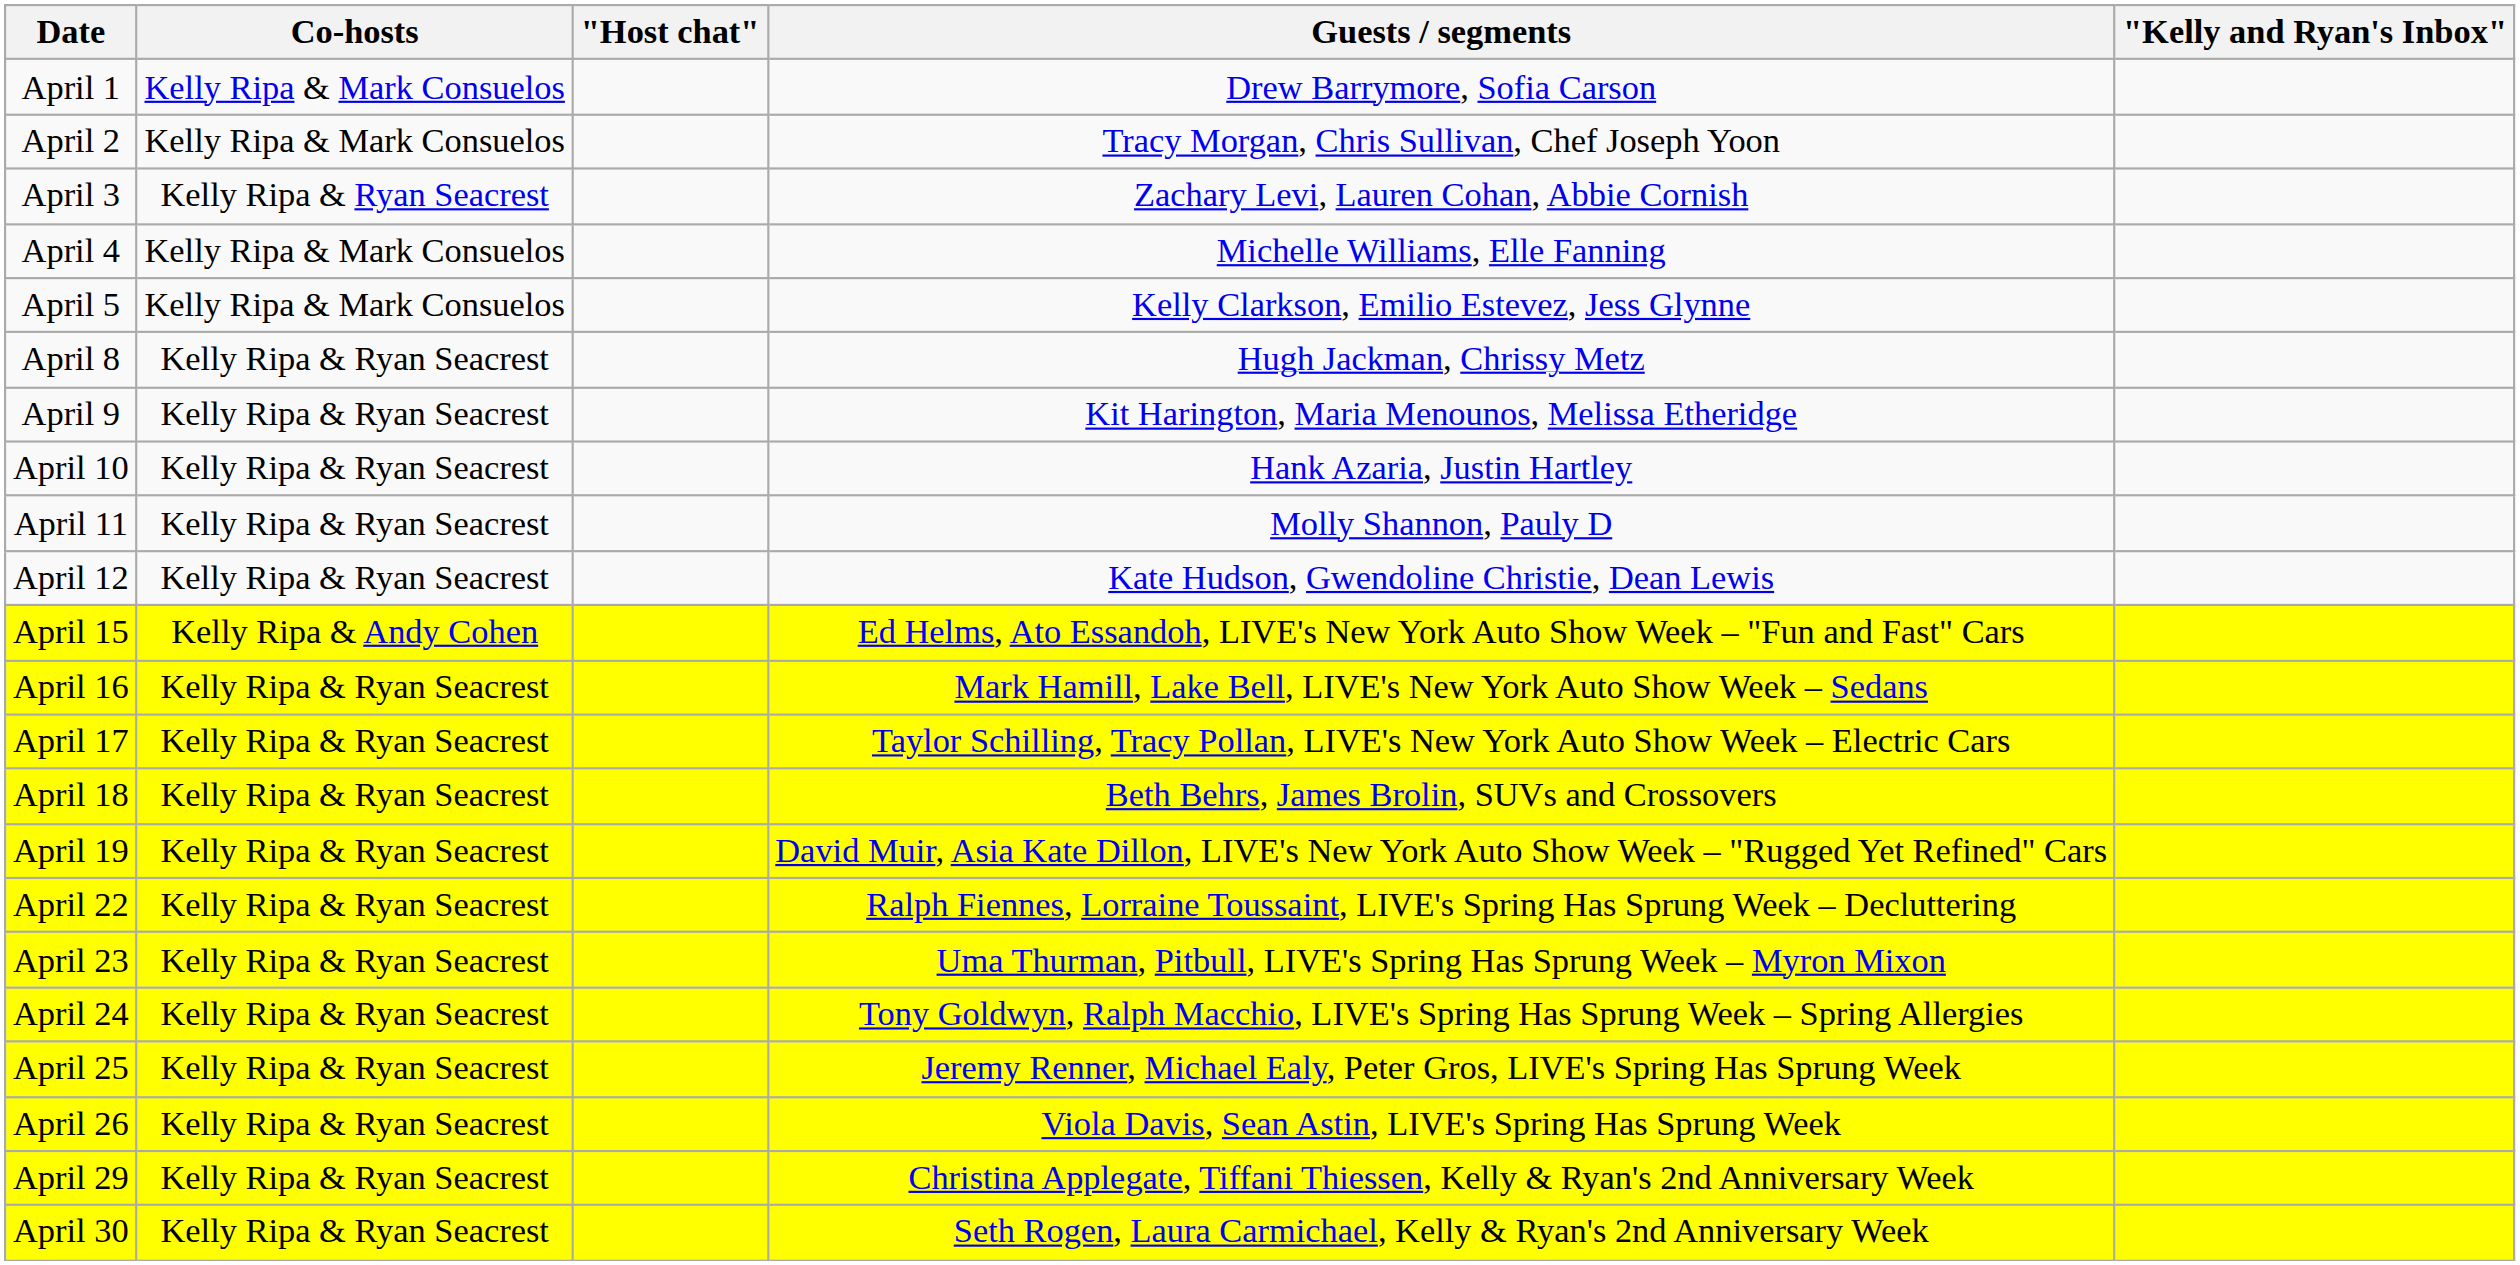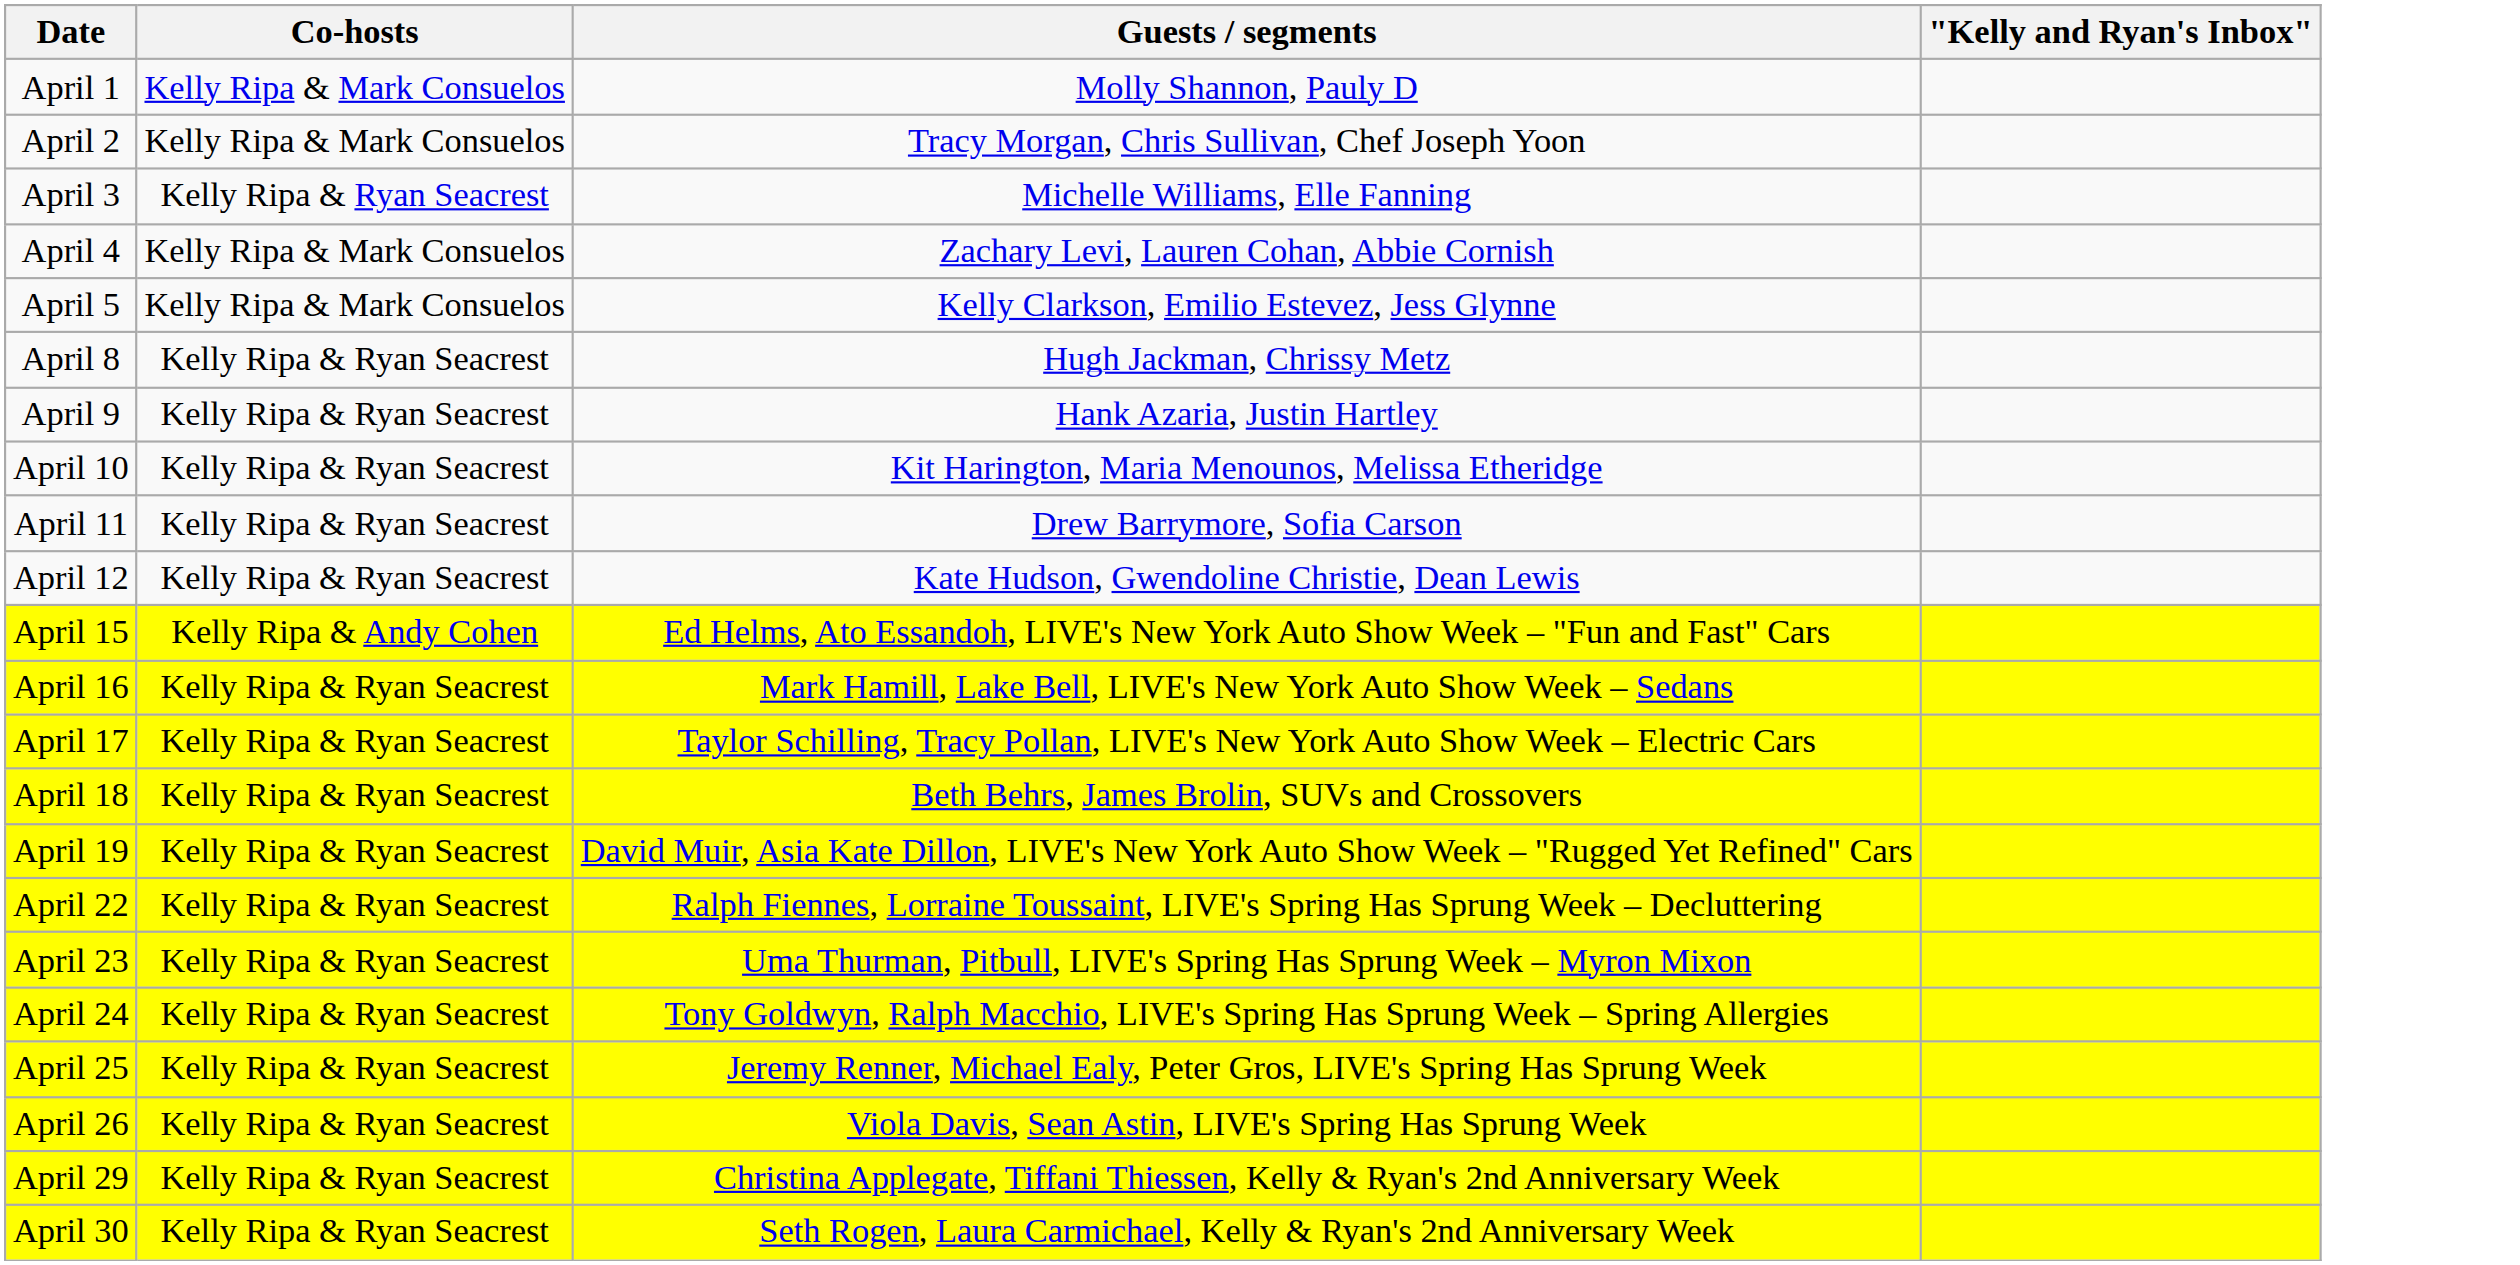- column: (670, 31)
(1441, 86) Drew Barrymore, Sofia Carson -> (1247, 86) Molly Shannon, Pauly D
(1441, 195) Zachary Levi, Lauren Cohan, Abbie Cornish -> (1247, 195) Michelle Williams, Elle Fanning
(1441, 250) Michelle Williams, Elle Fanning -> (1247, 250) Zachary Levi, Lauren Cohan, Abbie Cornish
(1441, 413) Kit Harington, Maria Menounos, Melissa Etheridge -> (1247, 413) Hank Azaria, Justin Hartley
(1441, 468) Hank Azaria, Justin Hartley -> (1247, 468) Kit Harington, Maria Menounos, Melissa Etheridge
(1441, 522) Molly Shannon, Pauly D -> (1247, 522) Drew Barrymore, Sofia Carson
